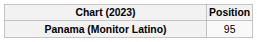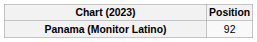(230, 29) 95 -> (230, 29) 92
